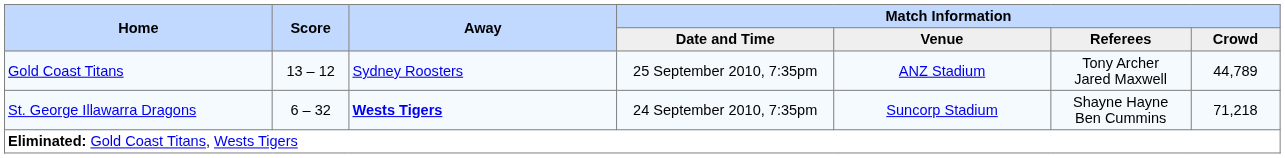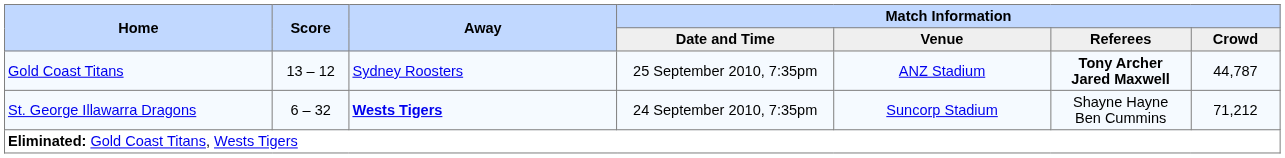(1121, 71) normal -> (1121, 71) bold
(1235, 71) 44,789 -> (1235, 71) 44,787
(1235, 110) 71,218 -> (1235, 110) 71,212
